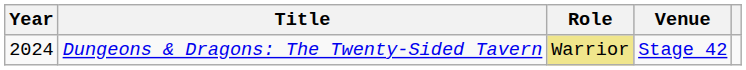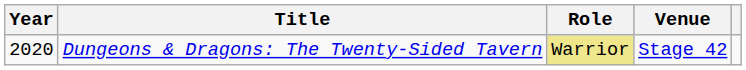(31, 50) 2024 -> (31, 50) 2020
